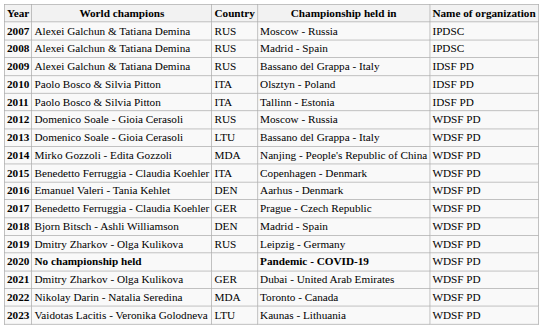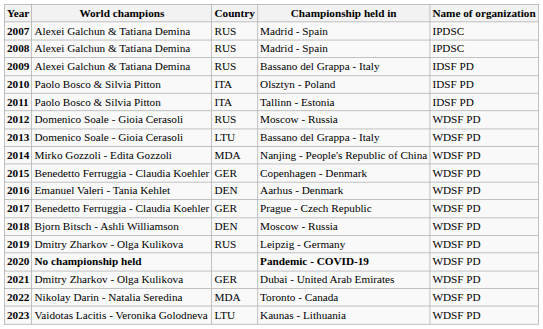(299, 31) Moscow - Russia -> (294, 31) Madrid - Spain
(223, 173) ITA -> (226, 173) GER
(294, 226) Madrid - Spain -> (299, 226) Moscow - Russia
